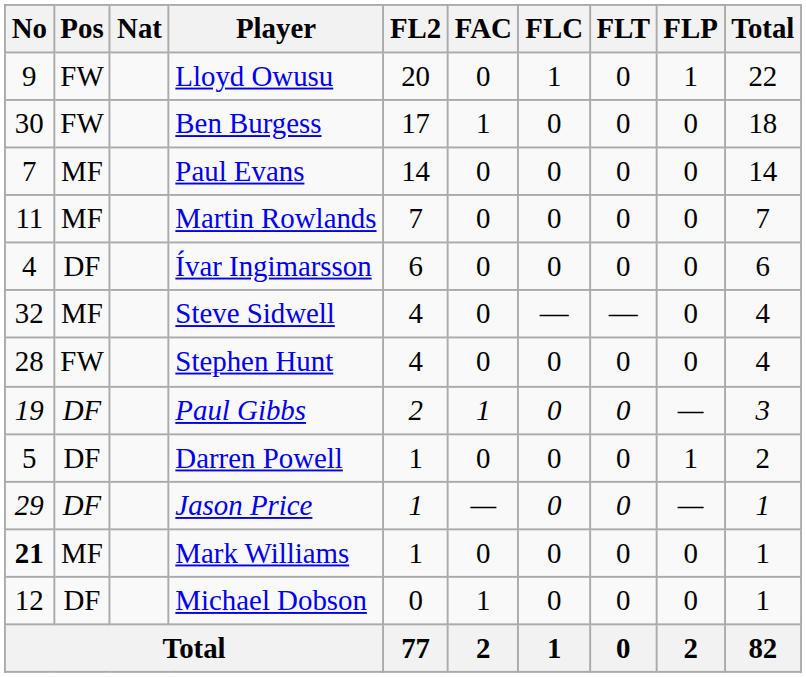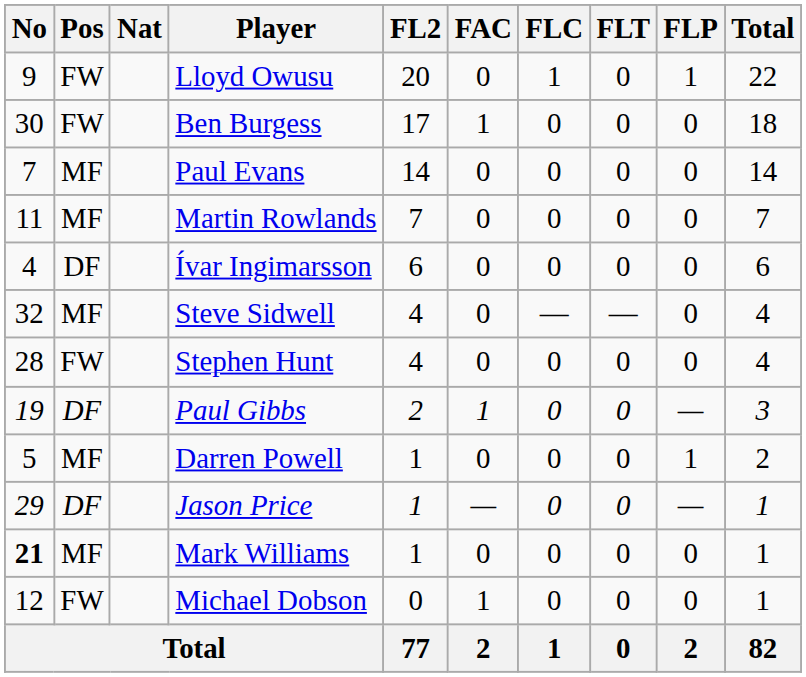(82, 457) DF -> (82, 457) MF
(82, 599) DF -> (82, 599) FW
